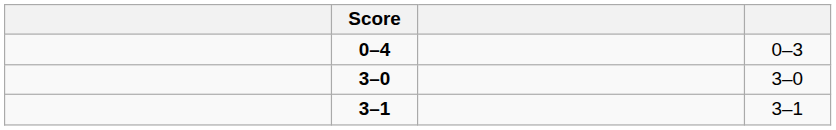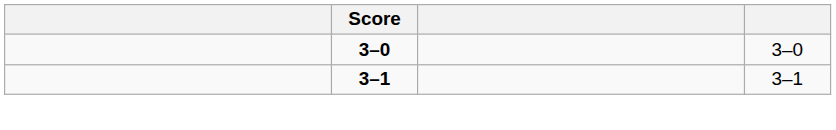- row: (375, 49)
